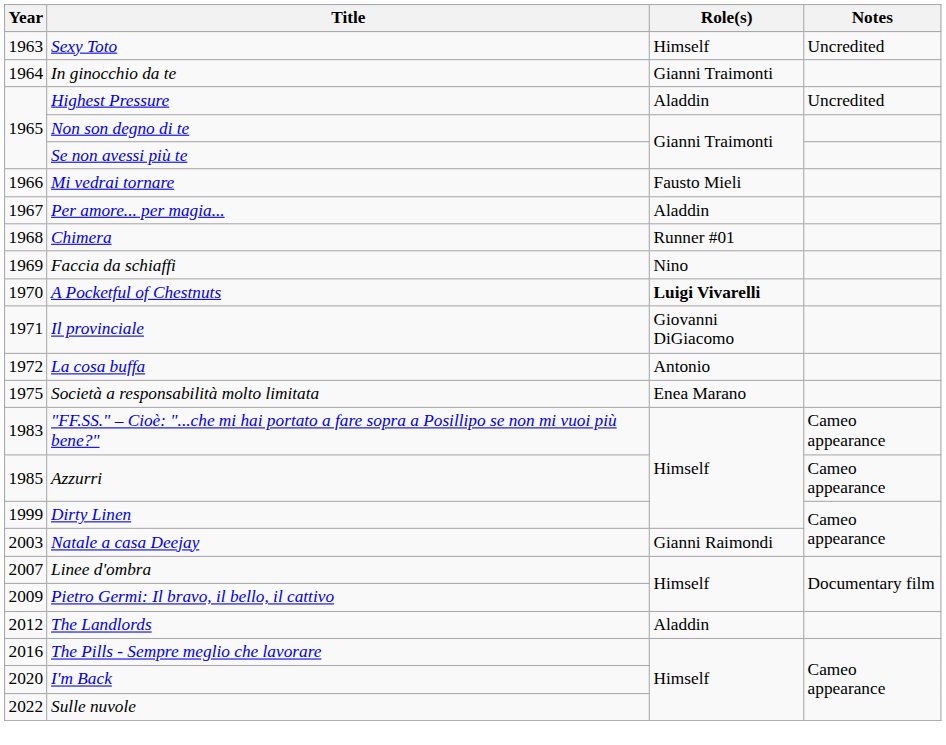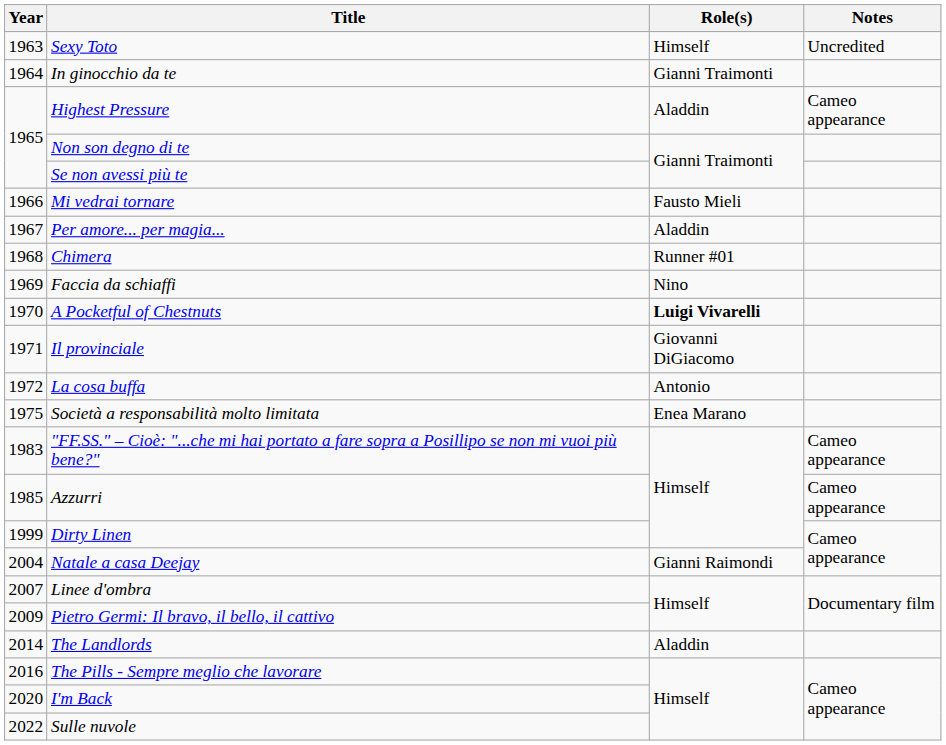(846, 100) Uncredited -> (846, 110) Cameo appearance
(26, 542) 2003 -> (26, 561) 2004
(26, 624) 2012 -> (26, 644) 2014
